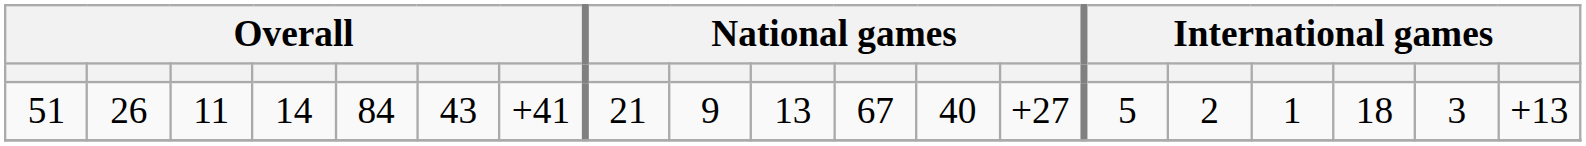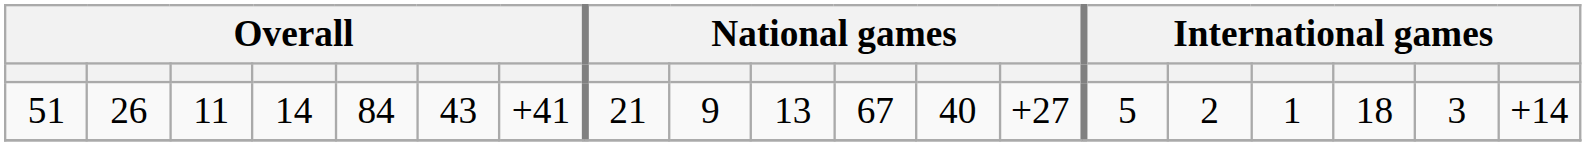(1539, 110) +13 -> (1539, 110) +14
